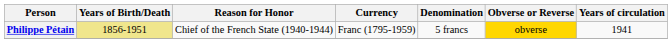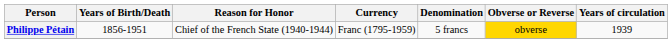(125, 30) khaki background -> (125, 30) no background
(622, 30) 1941 -> (622, 30) 1939
